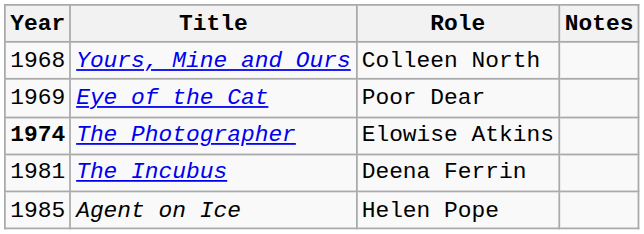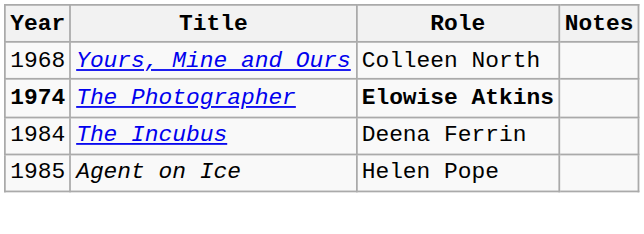- row: (172, 98)
(458, 135) normal -> (458, 98) bold
(38, 173) 1981 -> (38, 135) 1984
